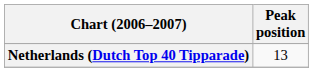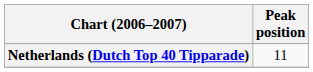(281, 55) 13 -> (281, 55) 11
